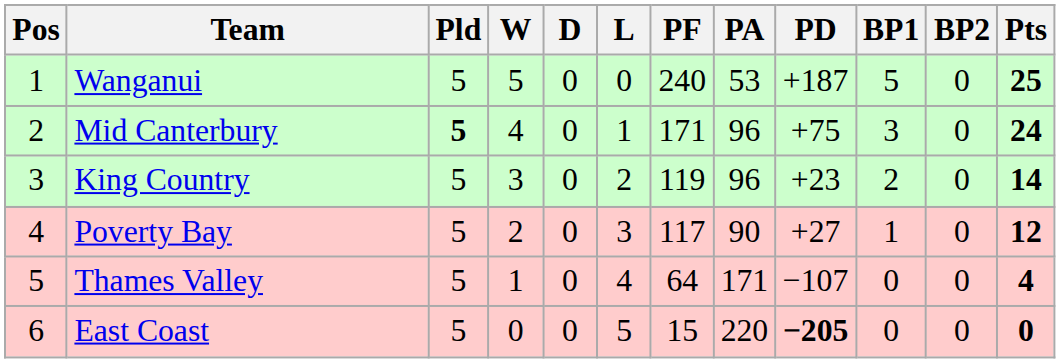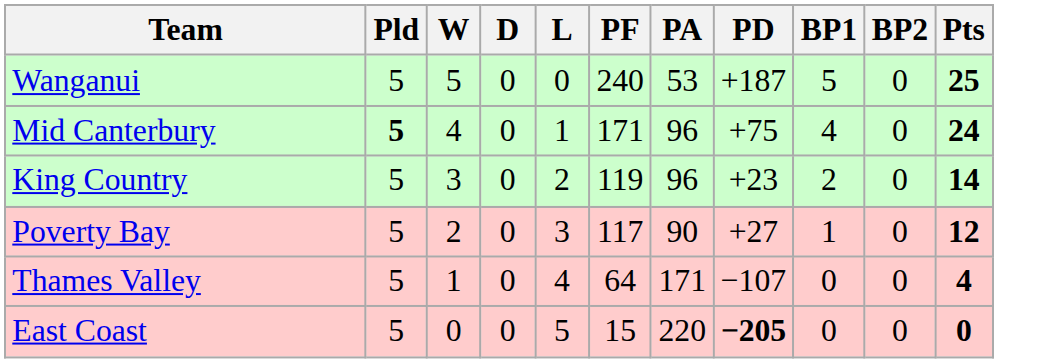- column: (36, 29)
(891, 130) 3 -> (829, 130) 4
